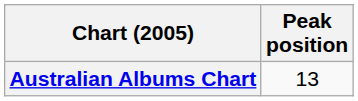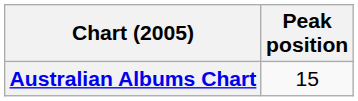(307, 78) 13 -> (307, 78) 15
